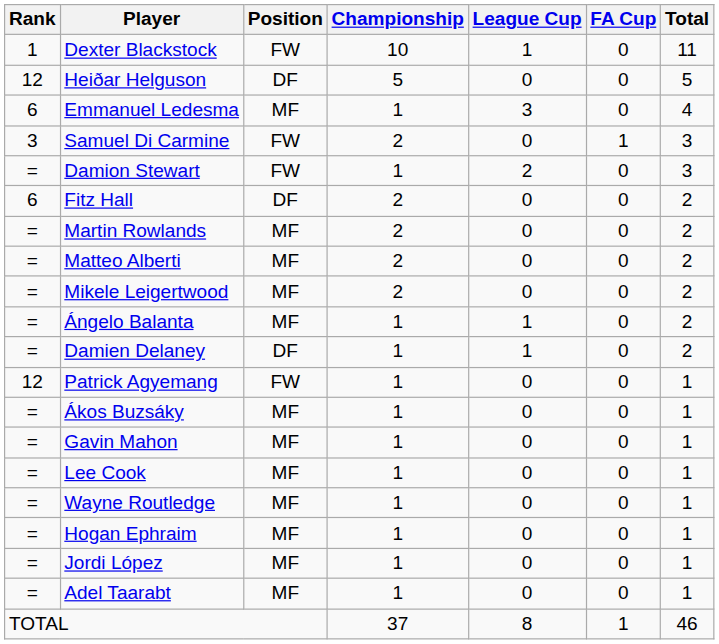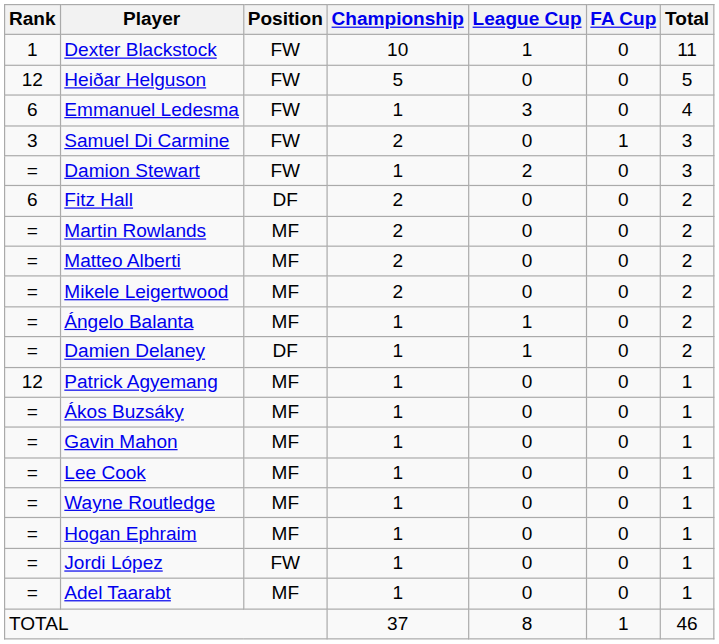(285, 79) DF -> (285, 79) FW
(285, 110) MF -> (285, 110) FW
(285, 381) FW -> (285, 381) MF
(285, 563) MF -> (285, 563) FW
